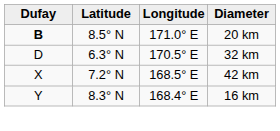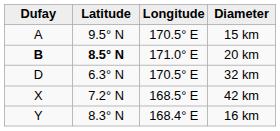+ row: (242, 34)
(106, 34) normal -> (106, 55) bold
